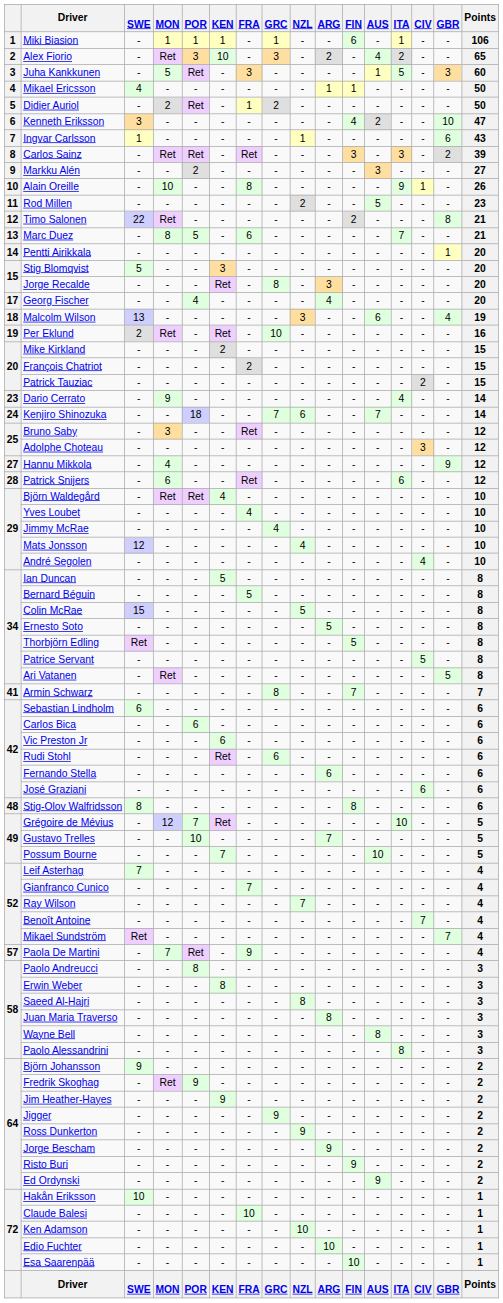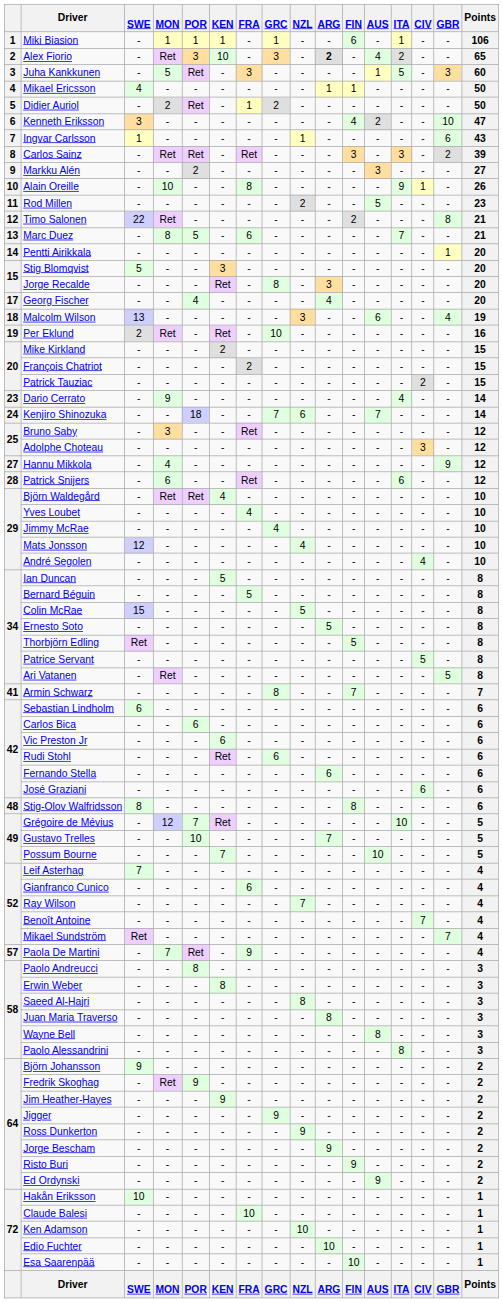(329, 56) normal -> (329, 56) bold
(249, 887) 7 -> (249, 887) 6
